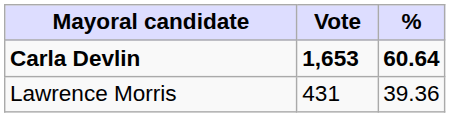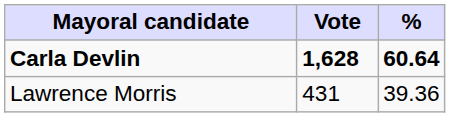(331, 58) 1,653 -> (331, 58) 1,628
